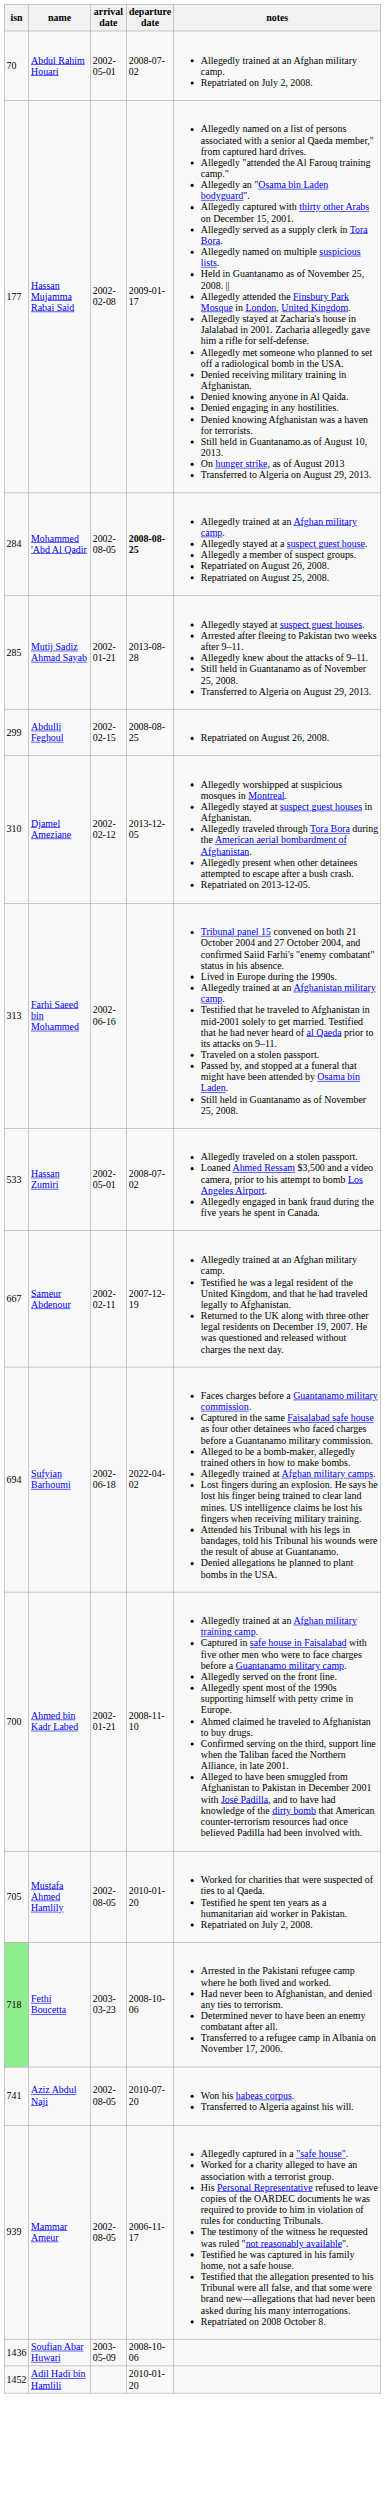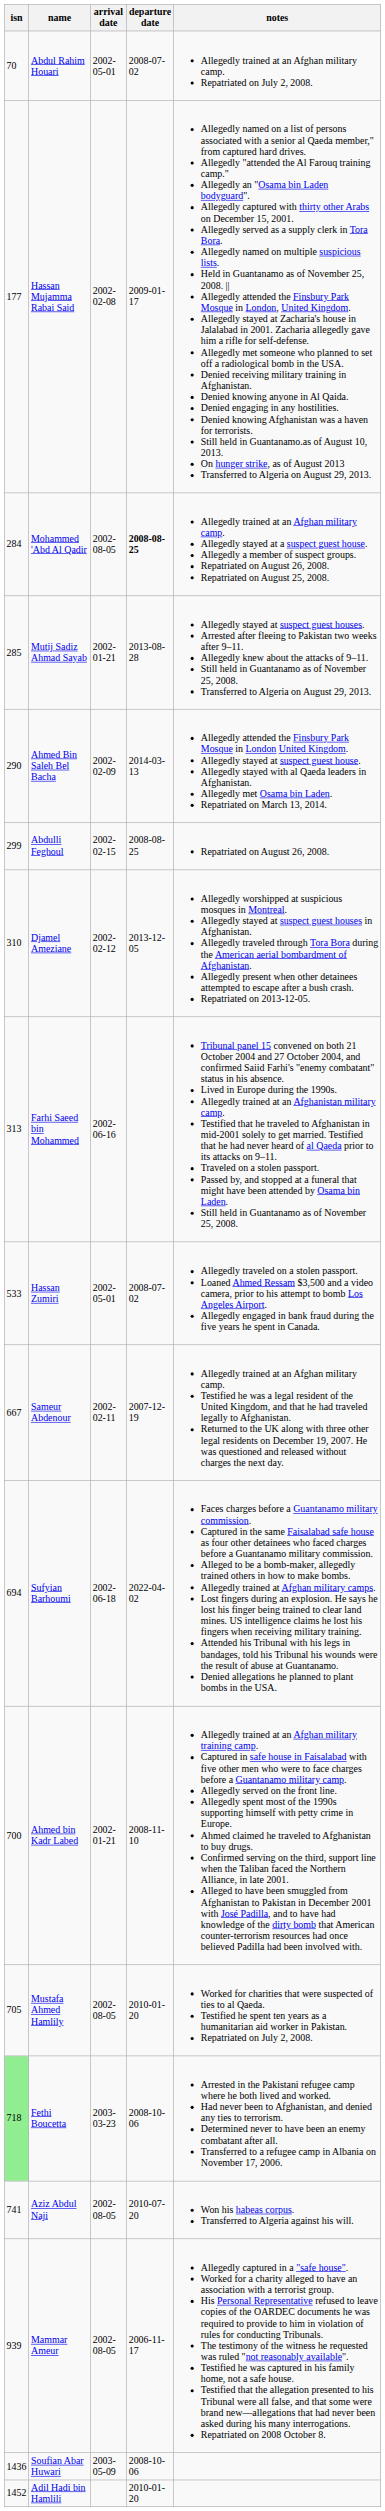+ row: (54, 766)
